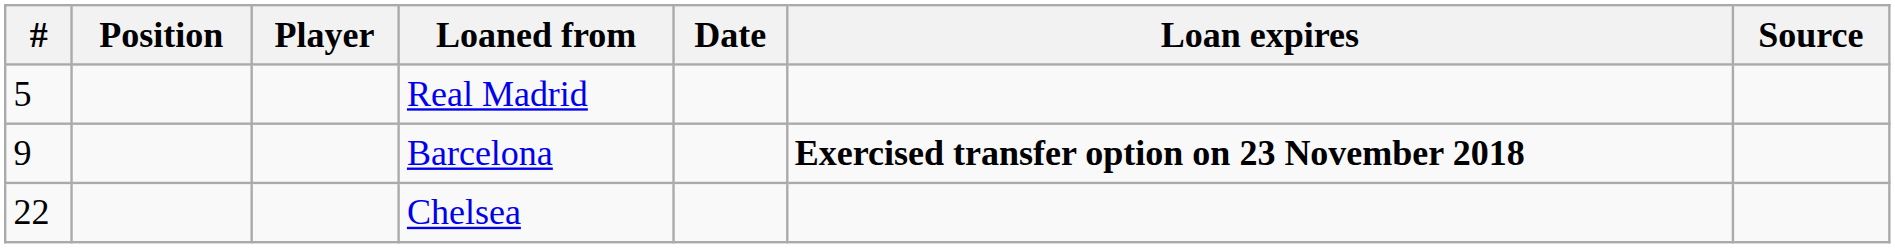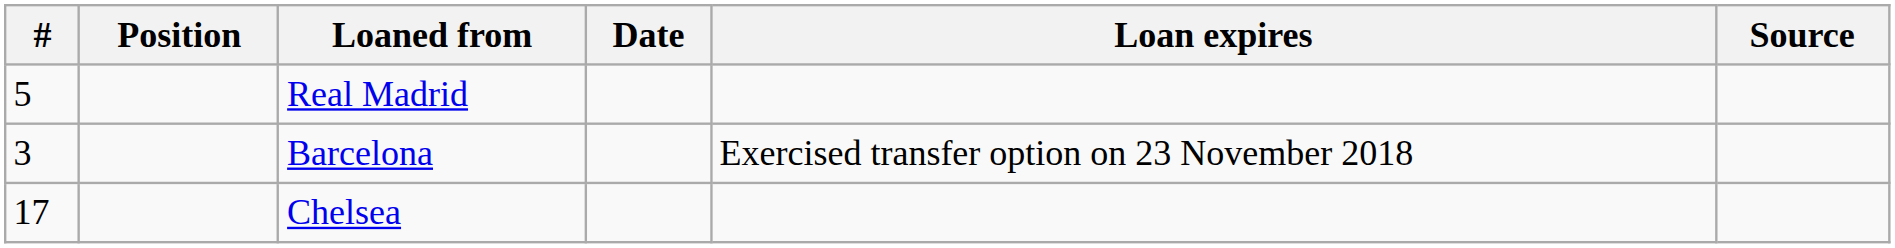- column: (325, 34)
(23, 153) 9 -> (23, 153) 3
(1160, 153) bold -> (1066, 153) normal
(32, 212) 22 -> (32, 212) 17
